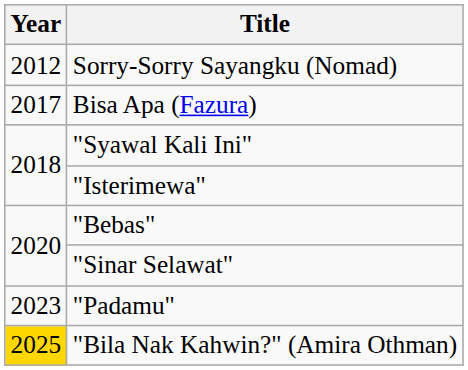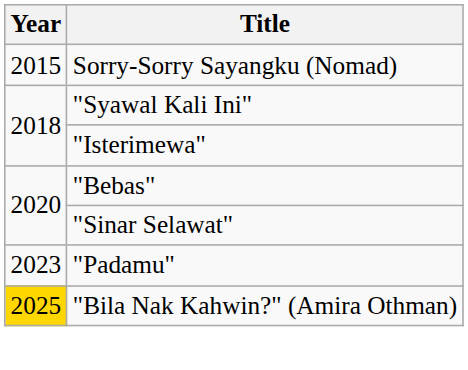(36, 64) 2012 -> (36, 64) 2015
- row: (165, 104)
